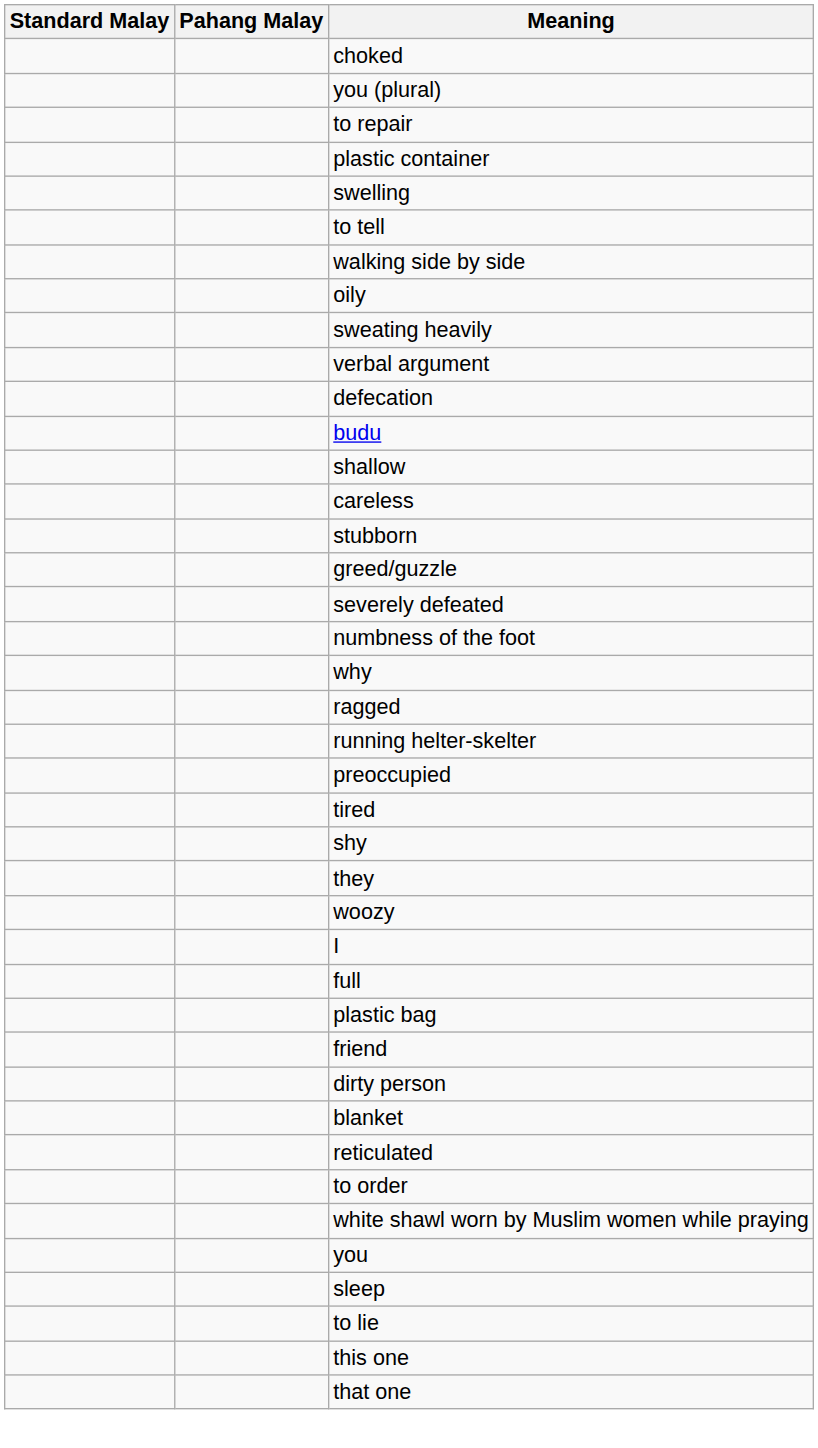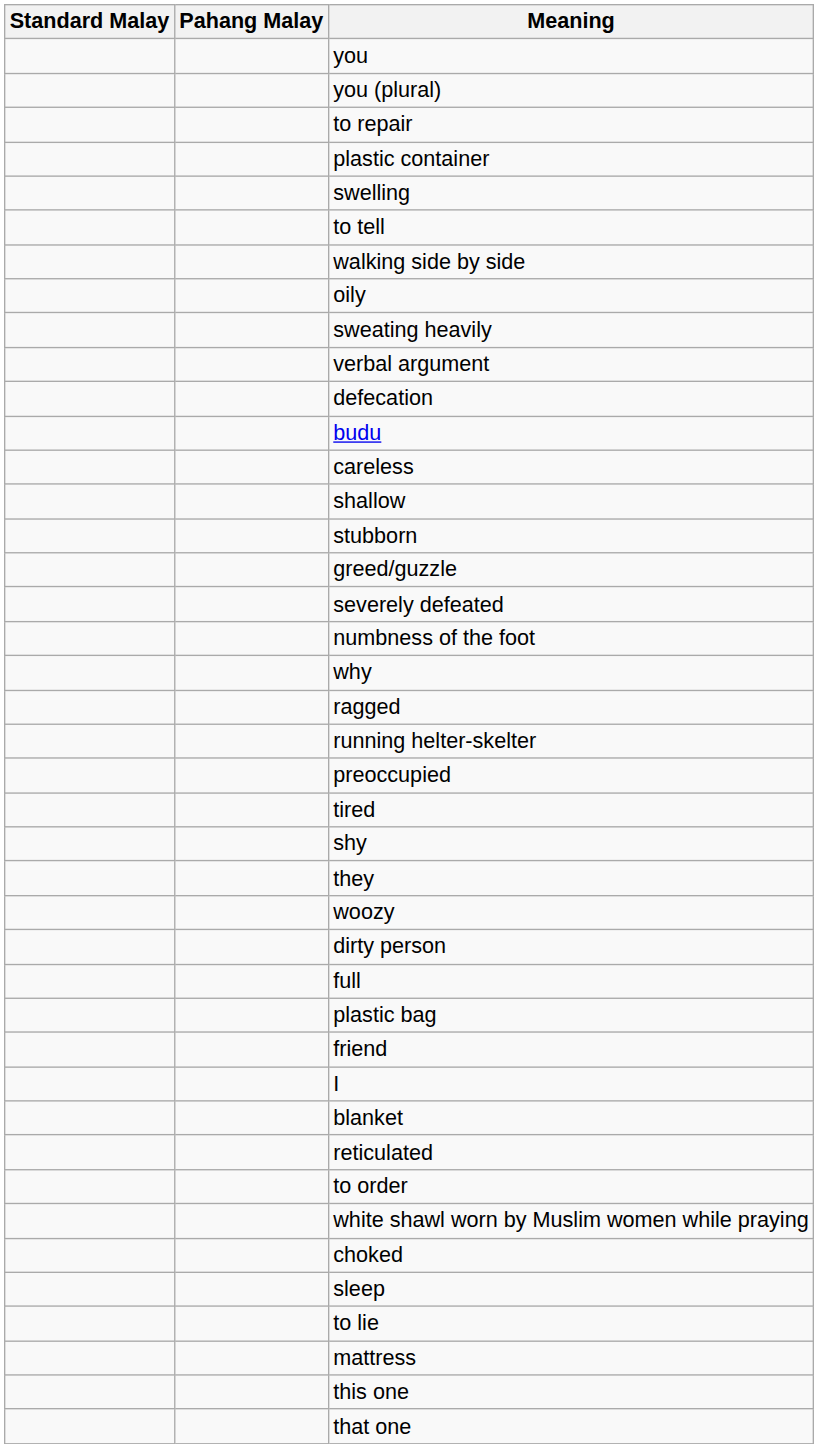rows swapped: (351, 1254) <-> (368, 55)
rows swapped: (369, 466) <-> (373, 501)
rows swapped: (390, 1083) <-> (336, 946)
+ row: (375, 1357)
